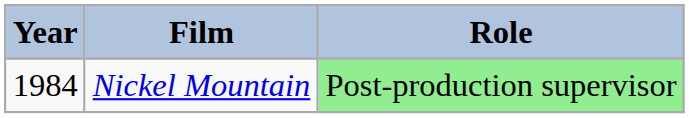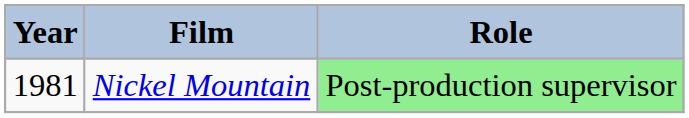(45, 85) 1984 -> (45, 85) 1981
